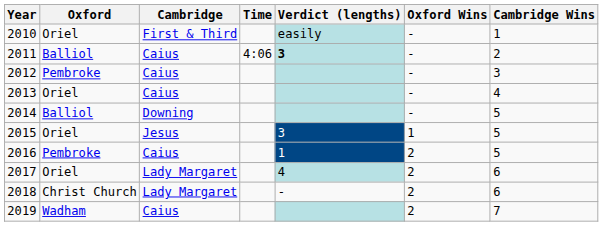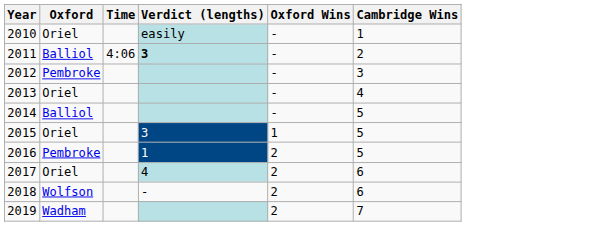- column: (190, 14)
(90, 192) Christ Church -> (68, 192) Wolfson
